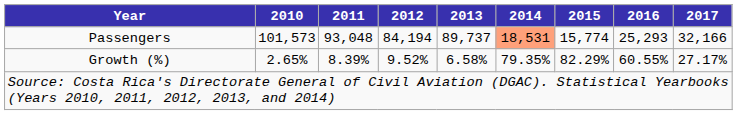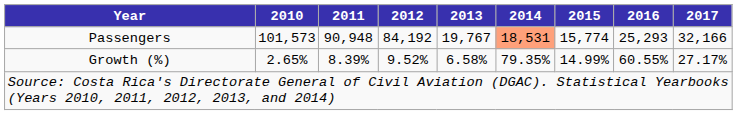(348, 38) 93,048 -> (348, 38) 90,948
(407, 38) 84,194 -> (407, 38) 84,192
(466, 38) 89,737 -> (466, 38) 19,767
(584, 60) 82.29% -> (584, 60) 14.99%
